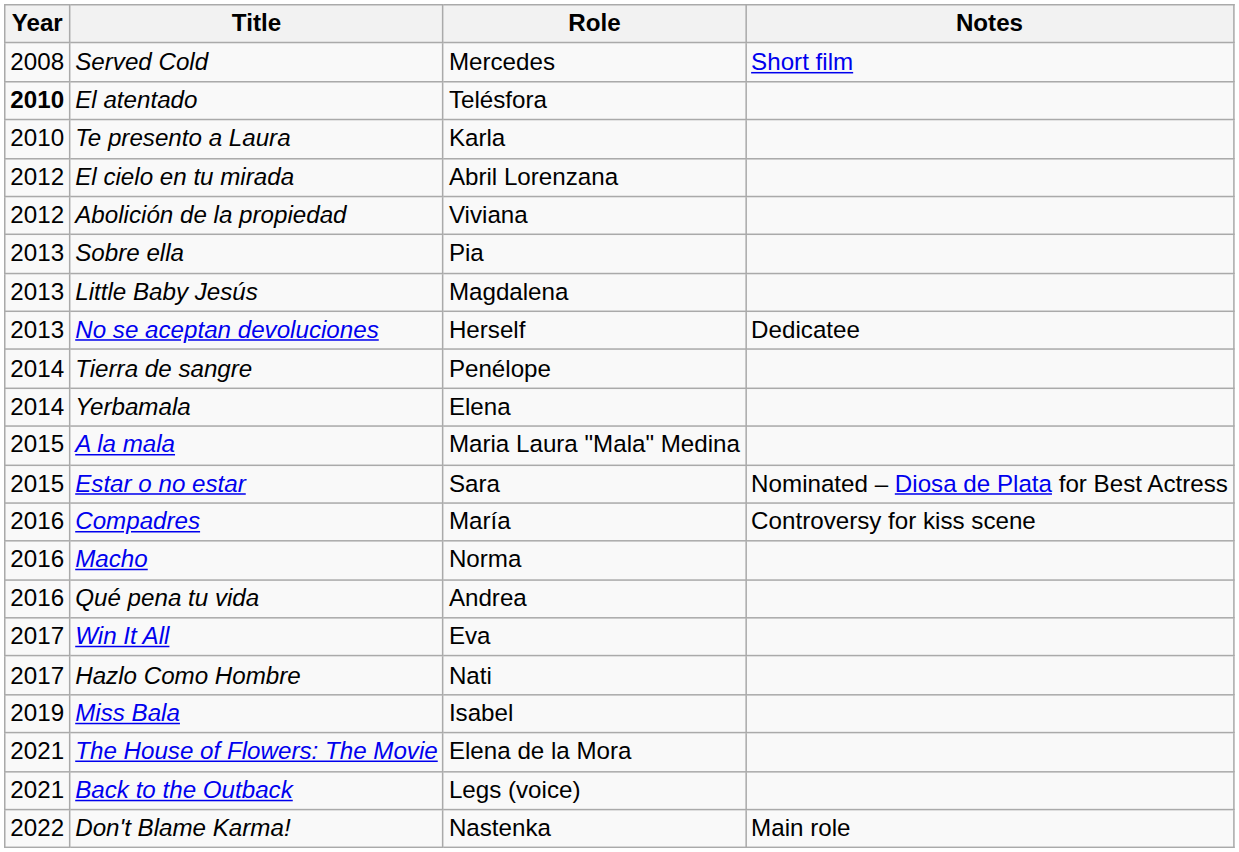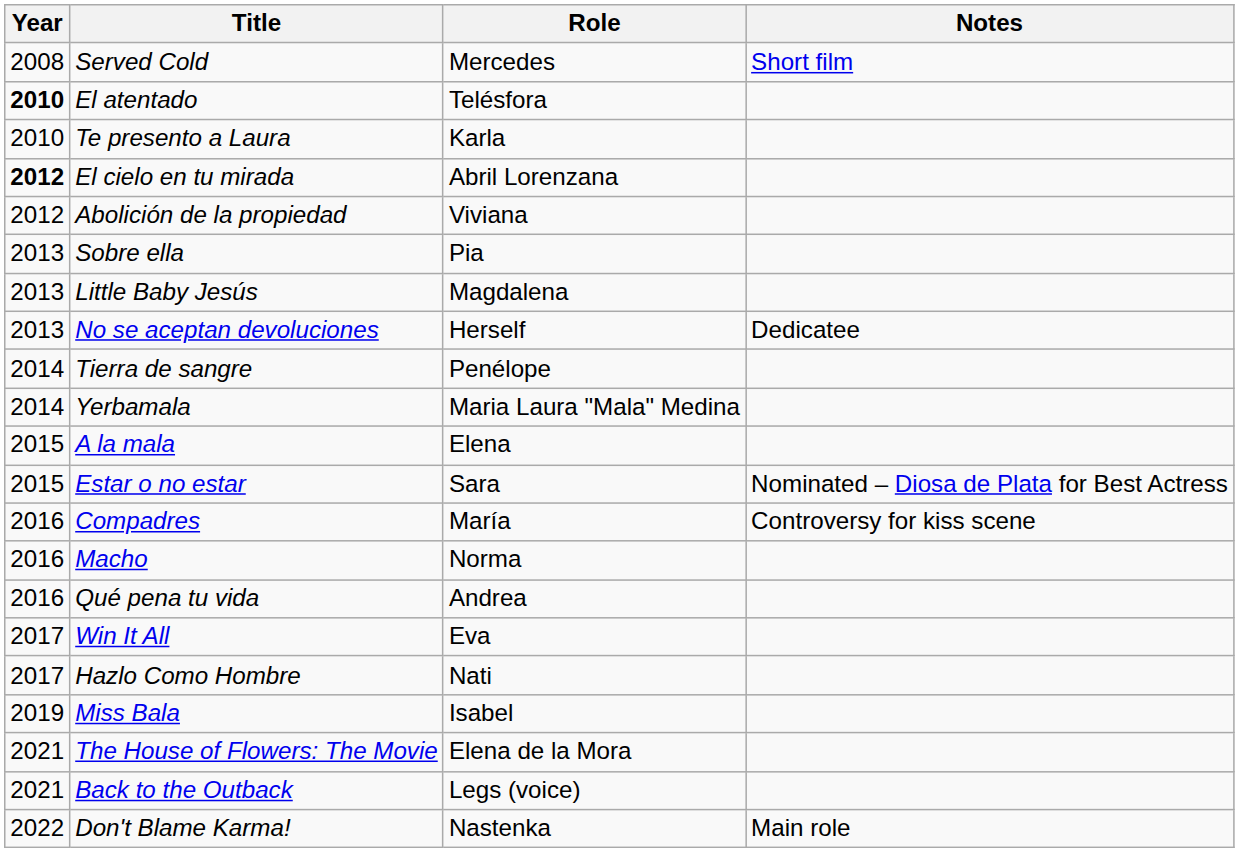(37, 176) normal -> (37, 176) bold
(480, 406) Elena -> (594, 406) Maria Laura "Mala" Medina
(594, 445) Maria Laura "Mala" Medina -> (480, 445) Elena
